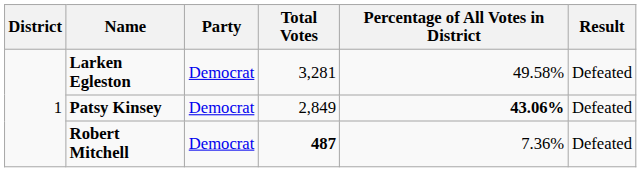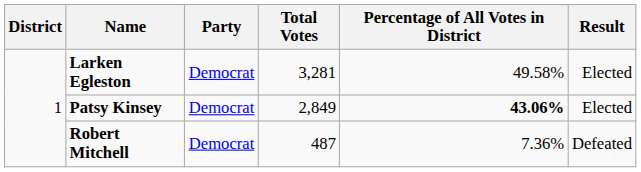(602, 72) Defeated -> (607, 72) Elected
(602, 107) Defeated -> (607, 107) Elected
(323, 143) bold -> (323, 143) normal
